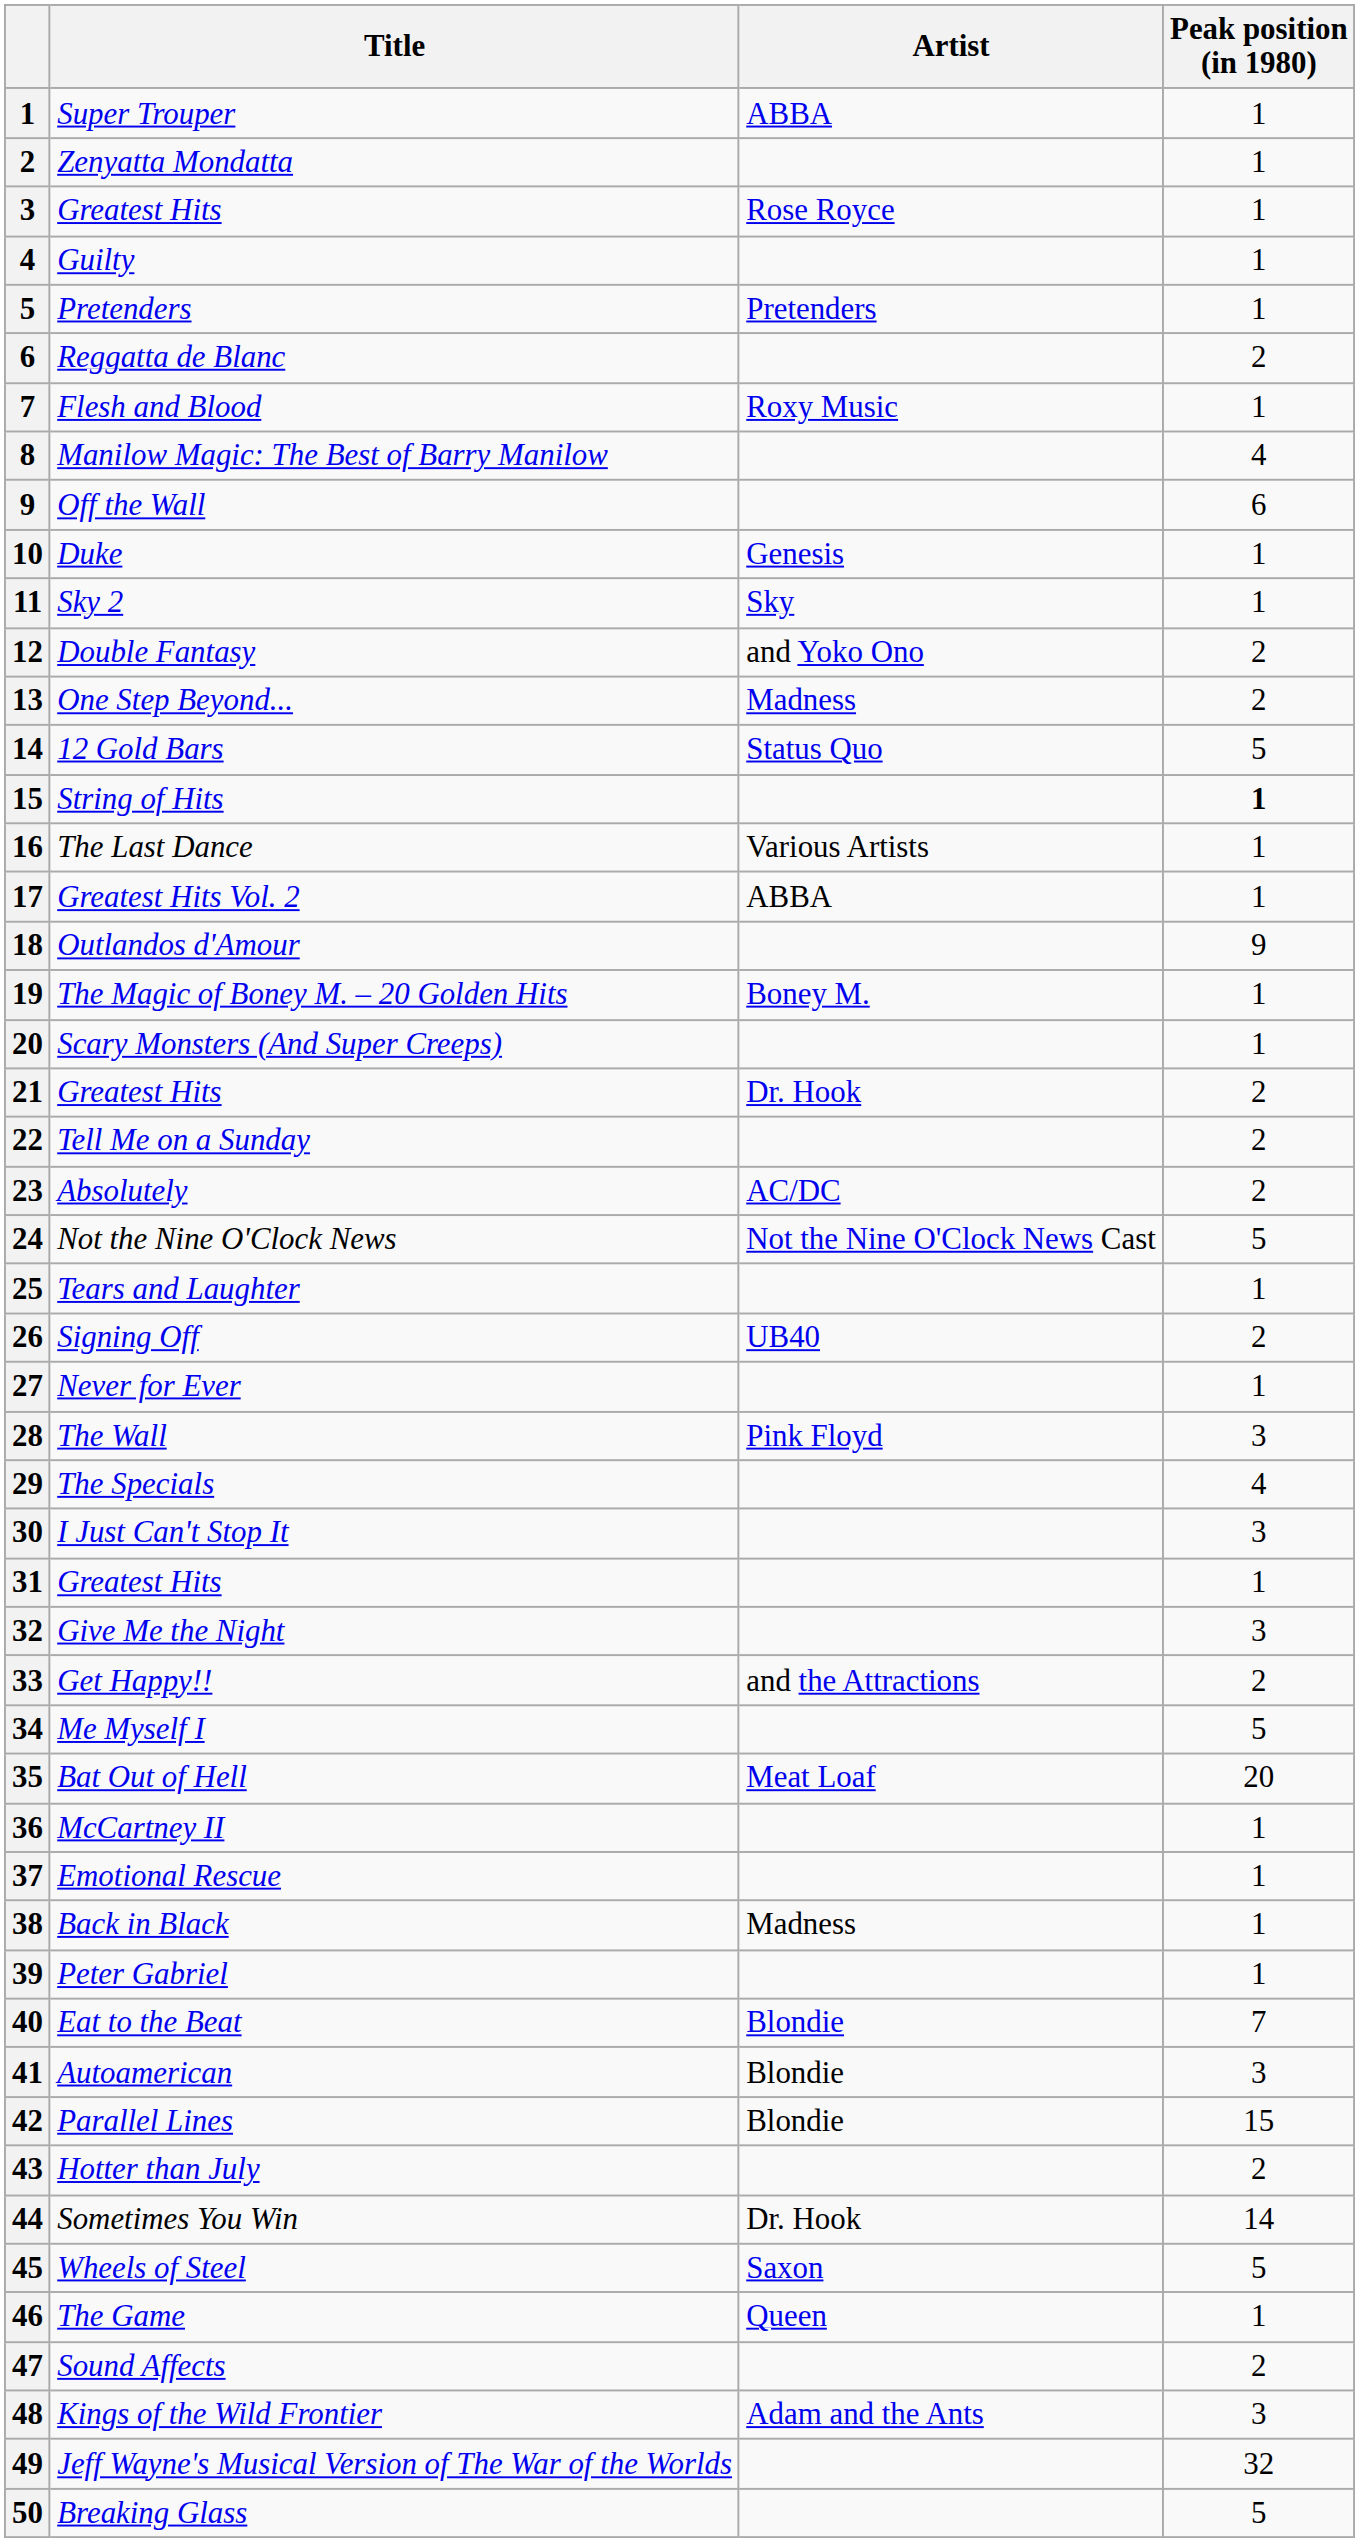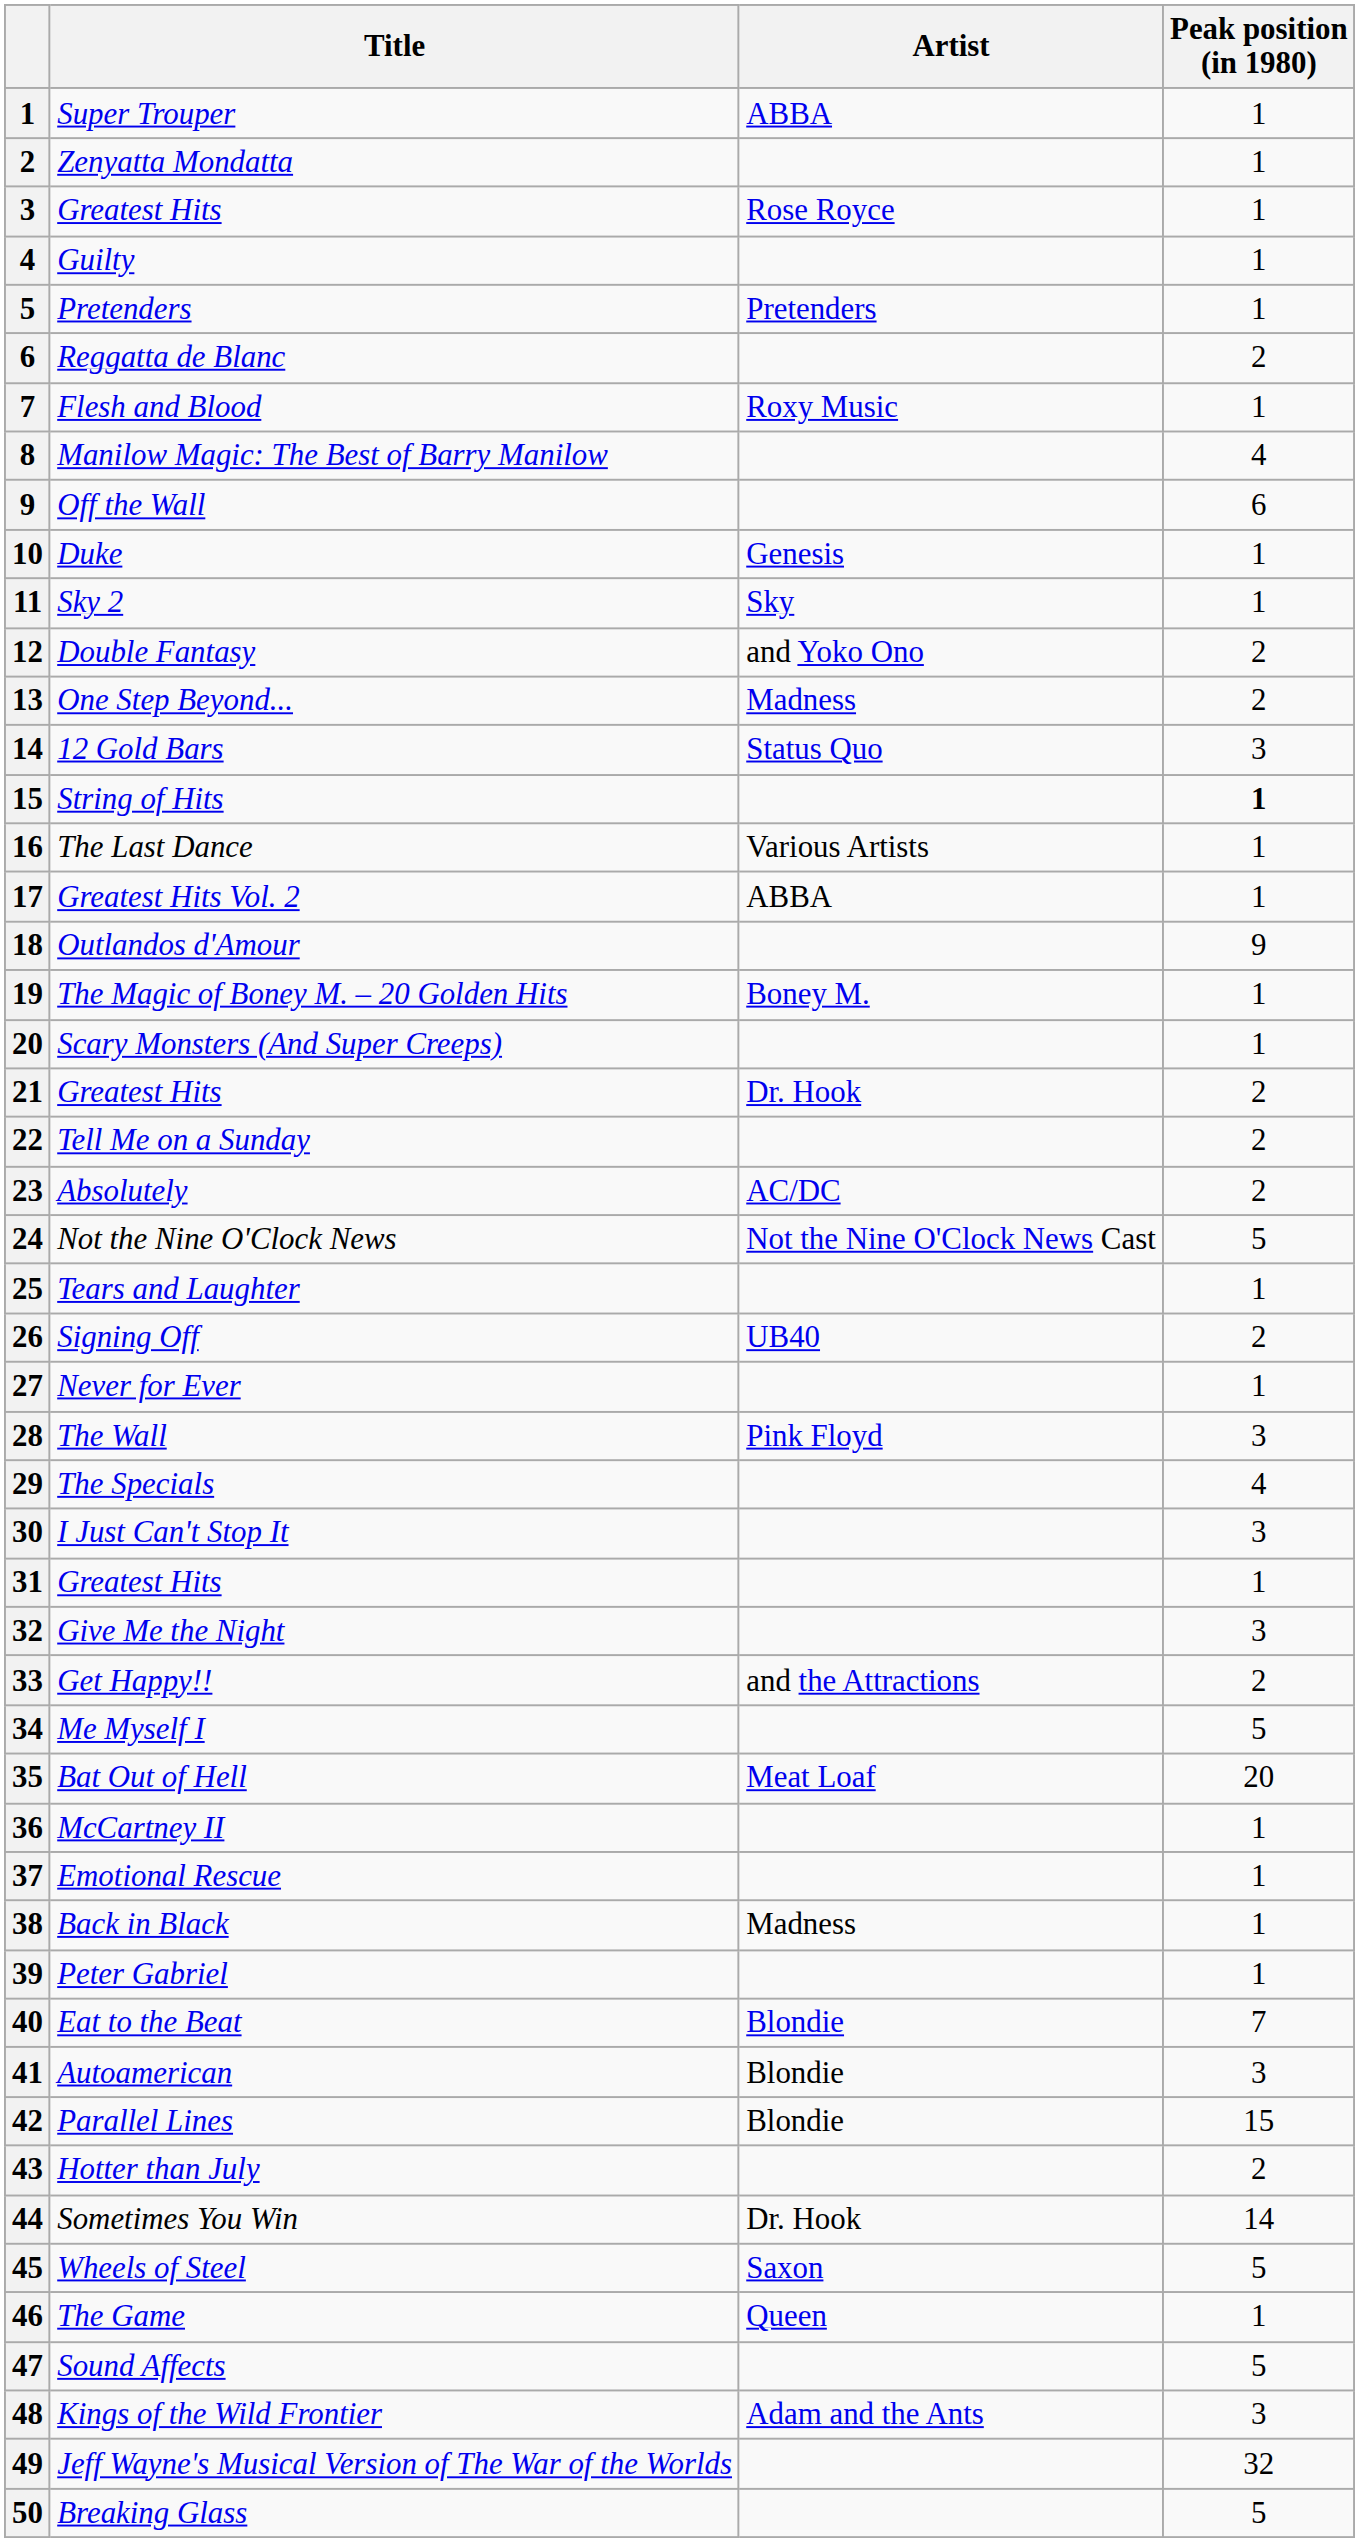(1259, 749) 5 -> (1259, 749) 3
(1259, 2365) 2 -> (1259, 2365) 5
